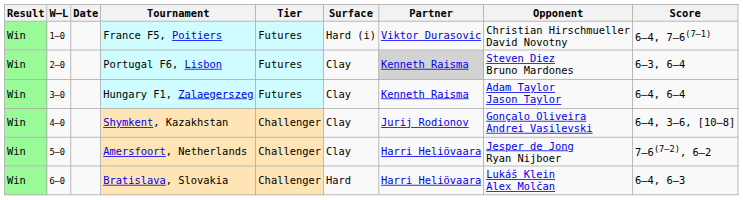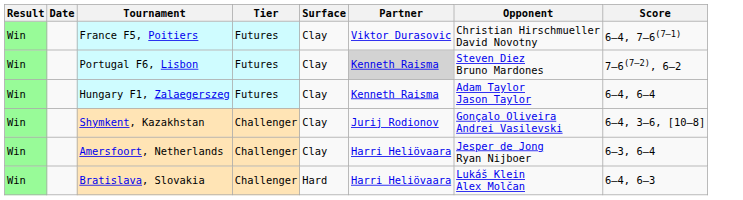- column: (59, 13)
(351, 36) Hard (i) -> (315, 36) Clay
(660, 65) 6–3, 6–4 -> (643, 65) 7–6(7–2), 6–2
(673, 152) 7–6(7–2), 6–2 -> (630, 152) 6–3, 6–4
